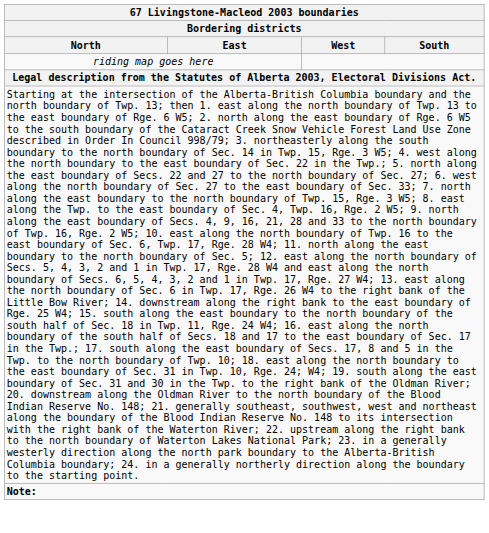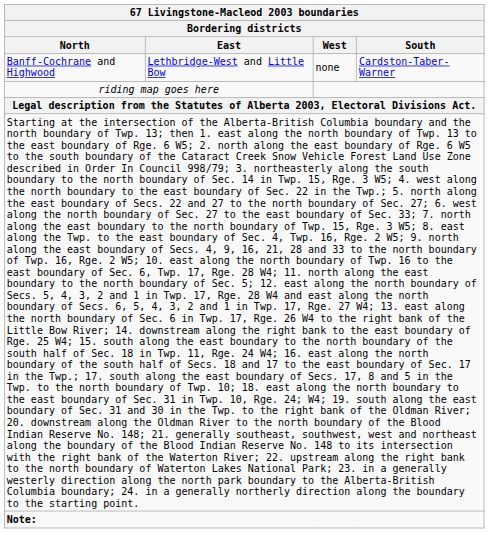+ row: (61, 67)
